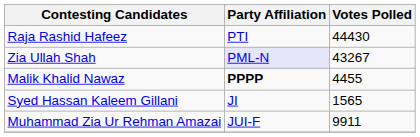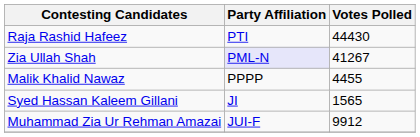(351, 57) 43267 -> (351, 57) 41267
(245, 79) bold -> (245, 79) normal
(347, 121) 9911 -> (347, 121) 9912
